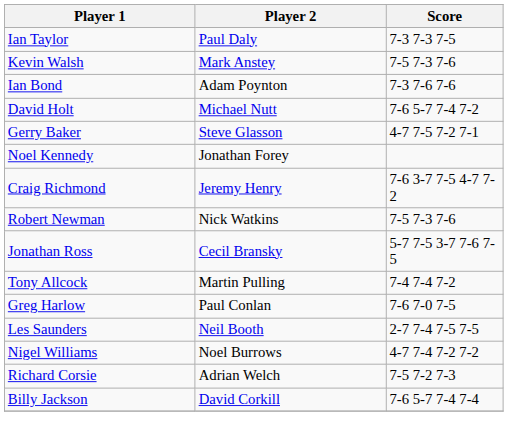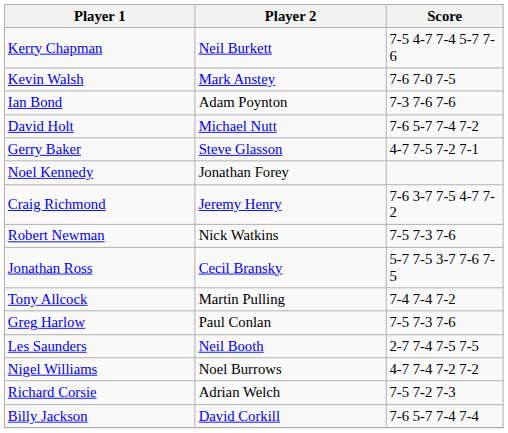- row: (38, 39)
+ row: (55, 47)
(423, 62) 7-5 7-3 7-6 -> (423, 79) 7-6 7-0 7-5
(423, 306) 7-6 7-0 7-5 -> (423, 322) 7-5 7-3 7-6
